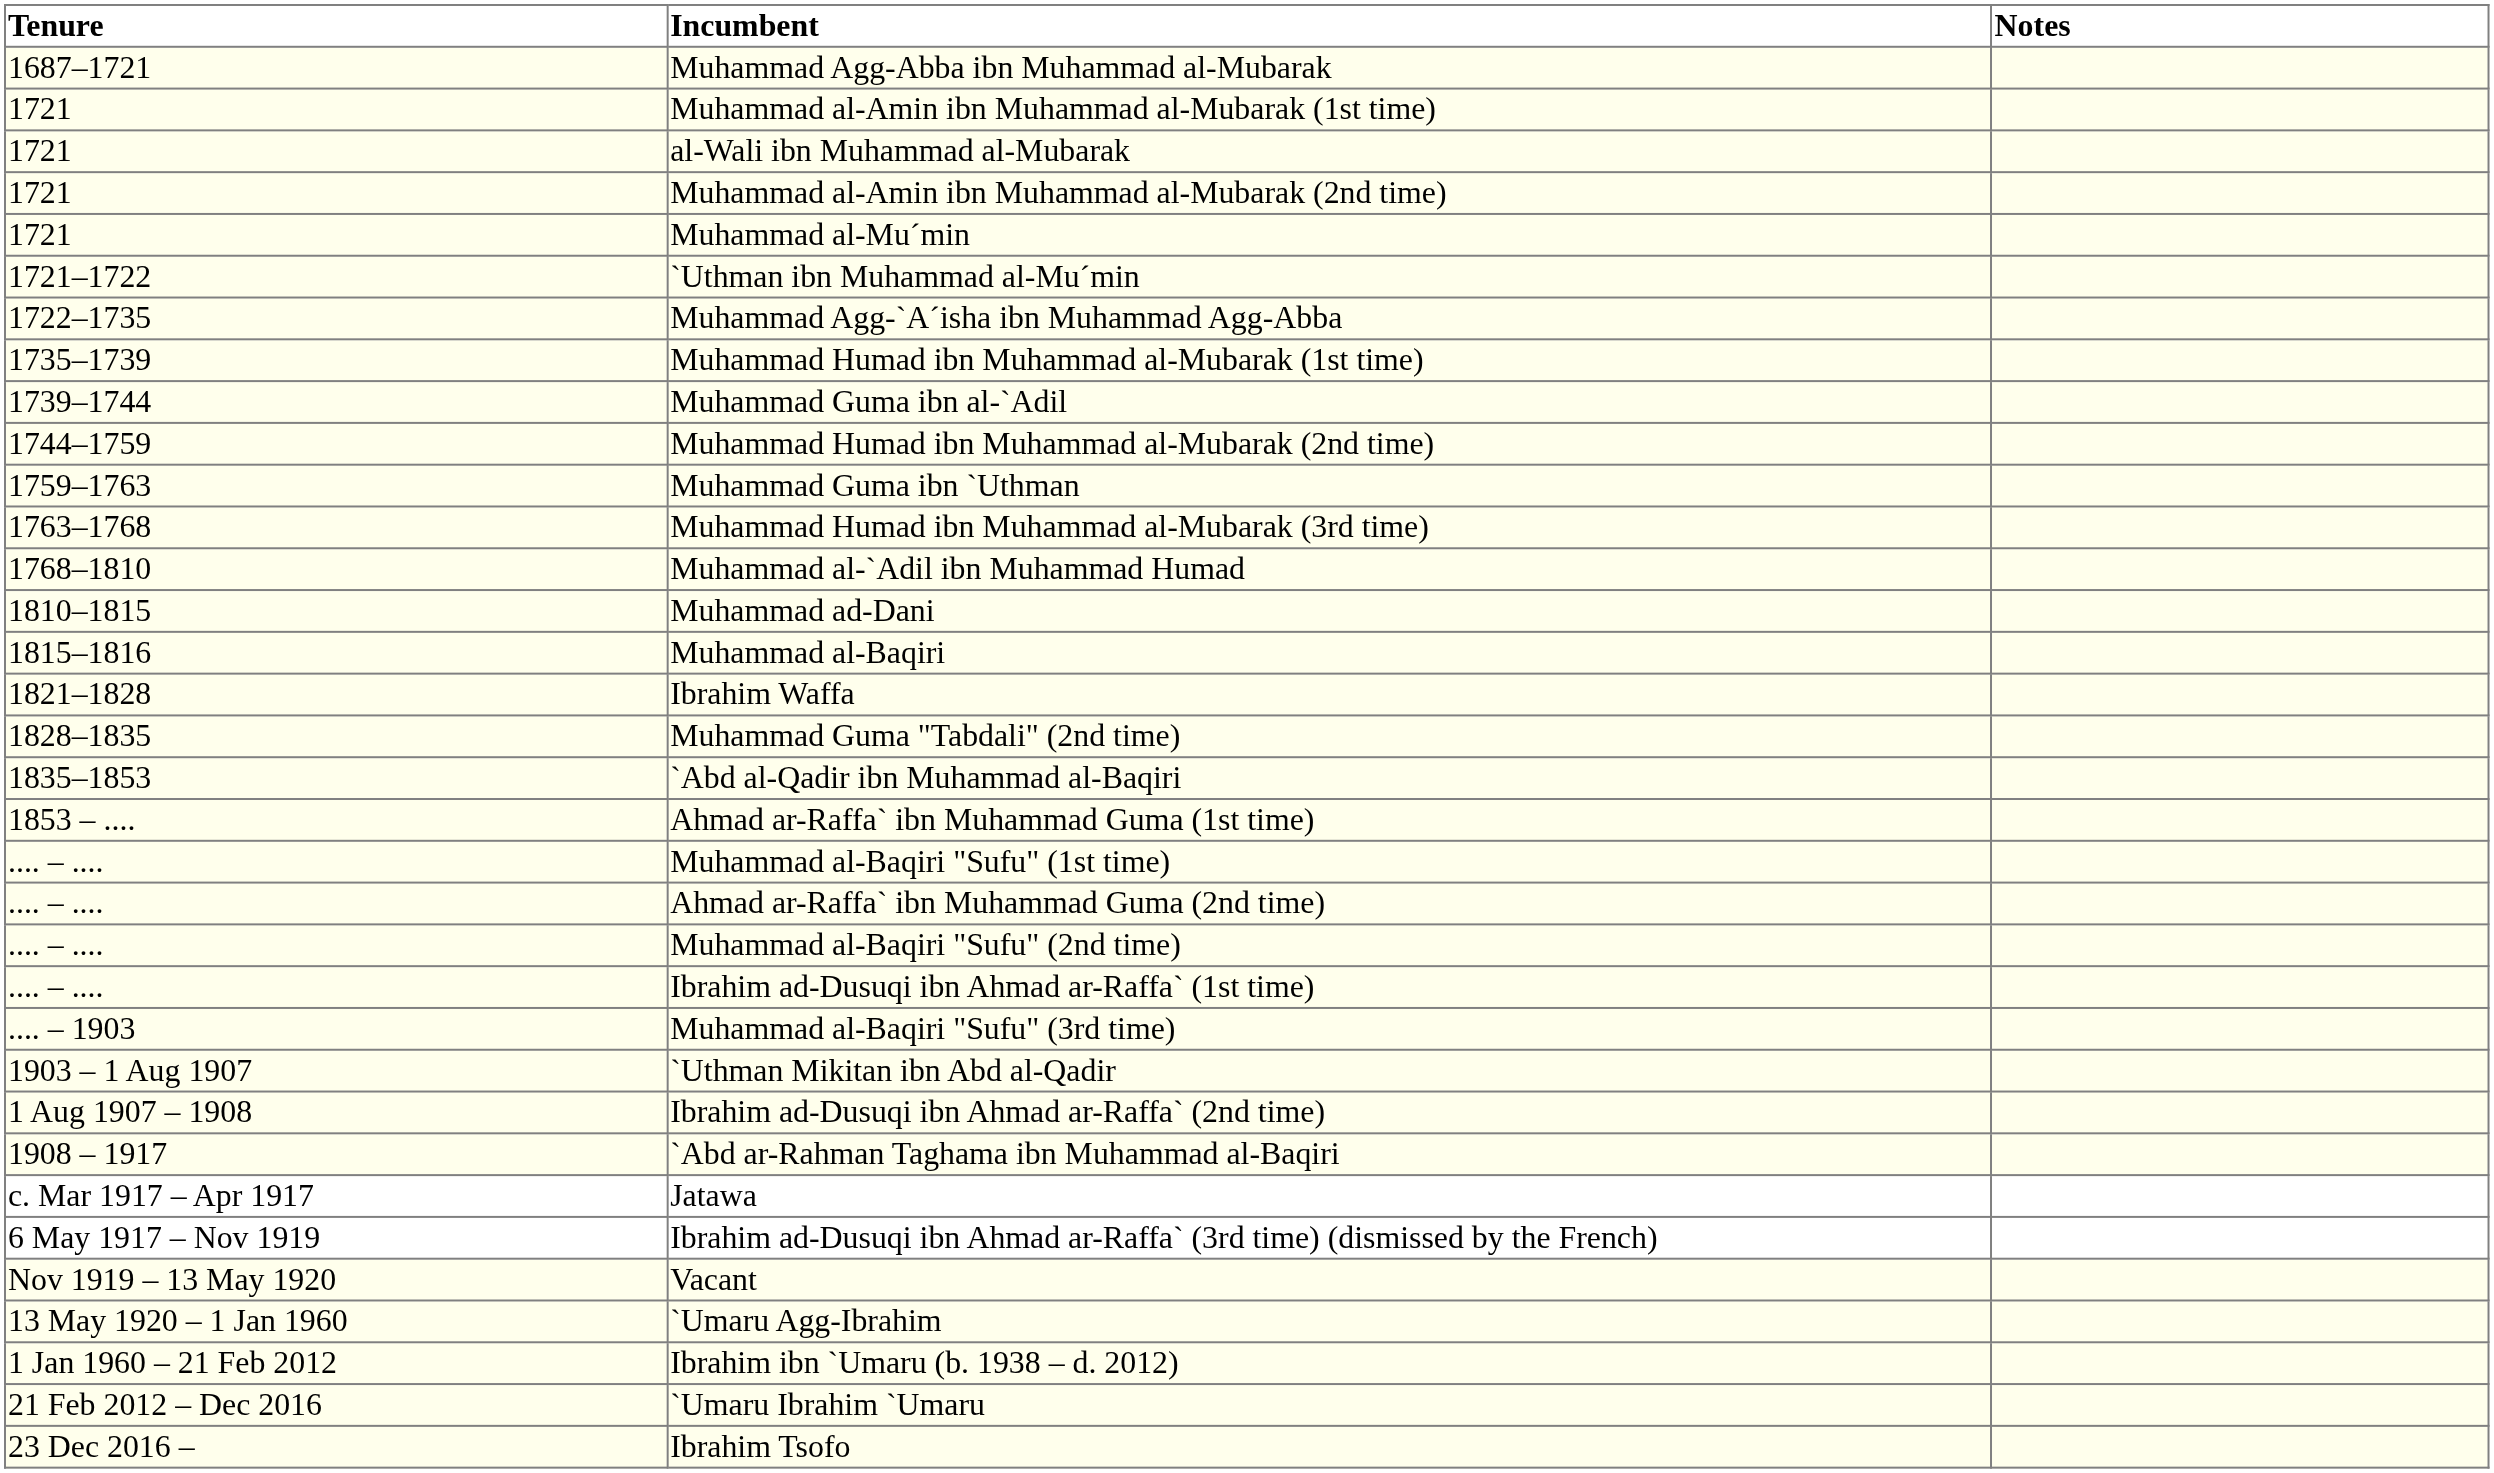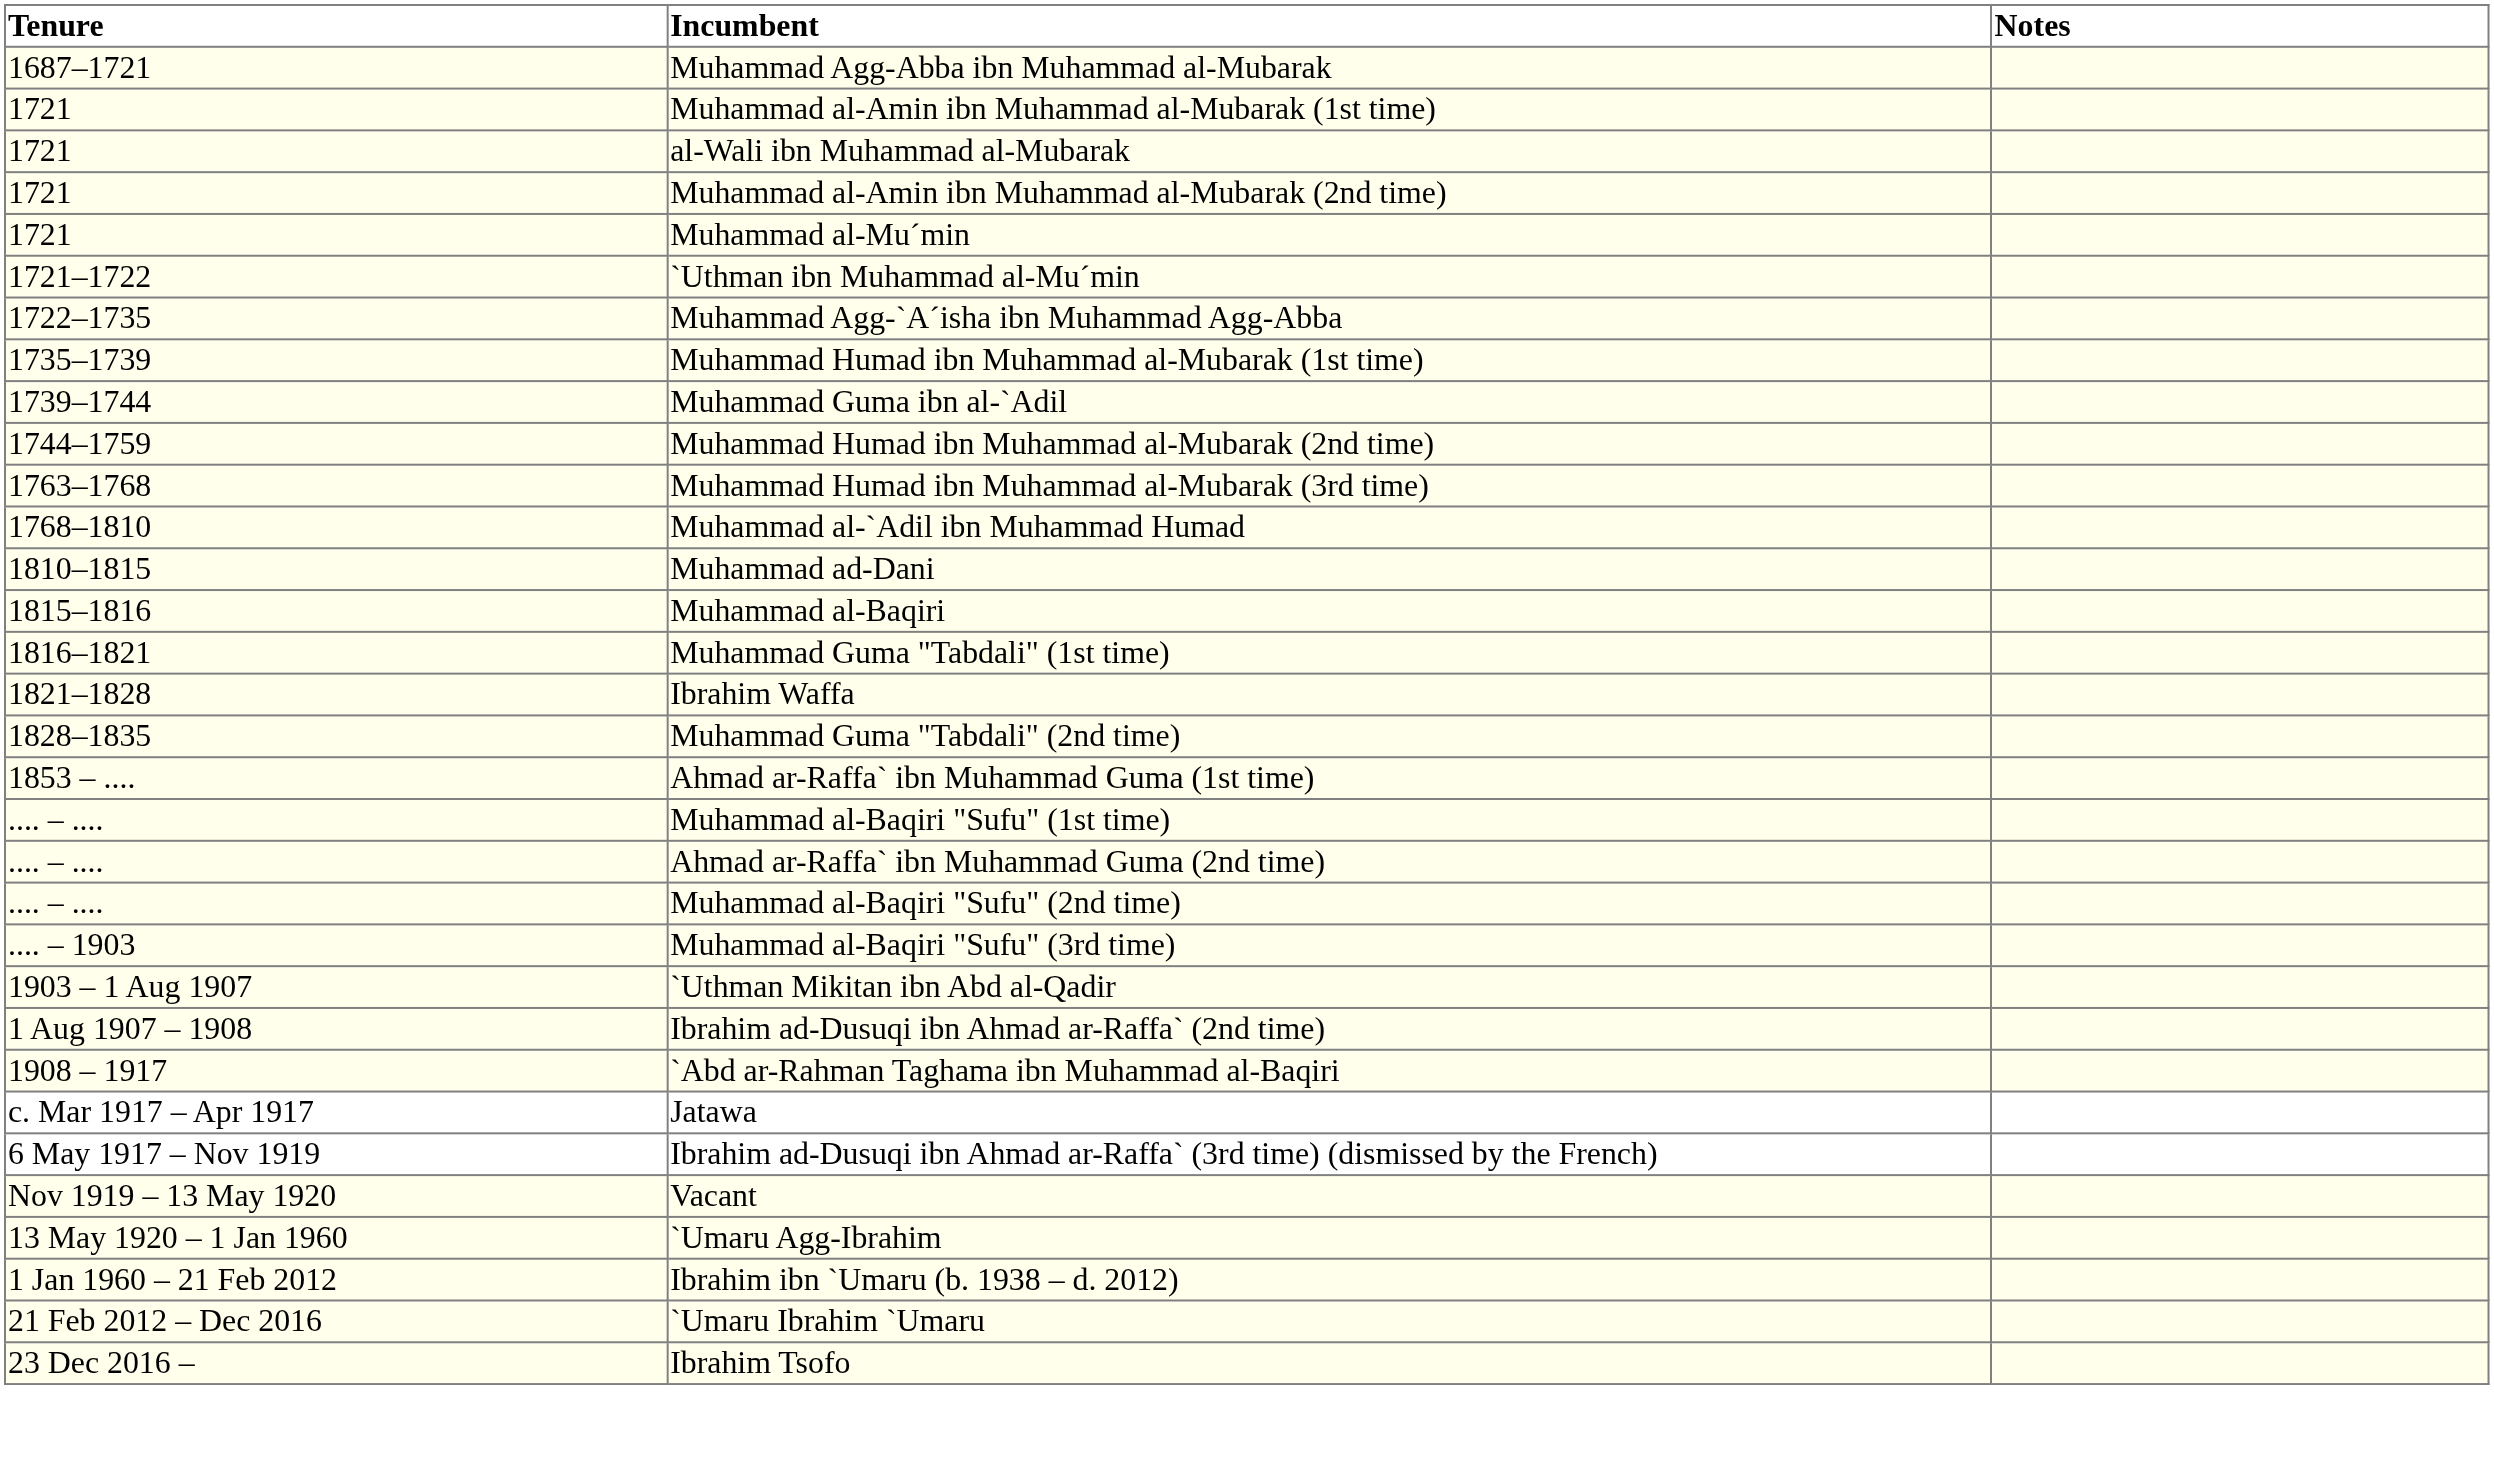- row: (875, 485)
+ row: (920, 652)
- row: (926, 777)
- row: (992, 986)
